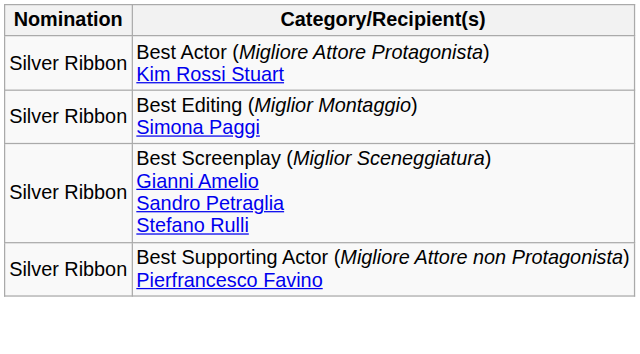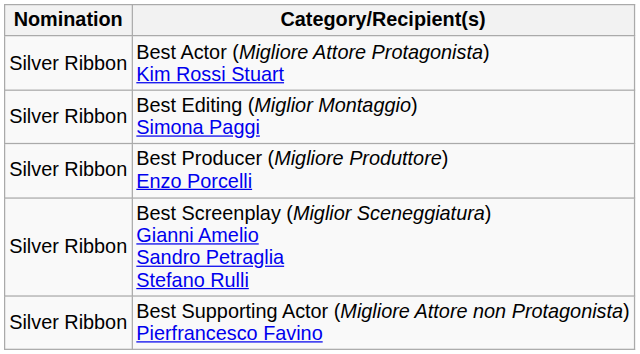+ row: (292, 170)
